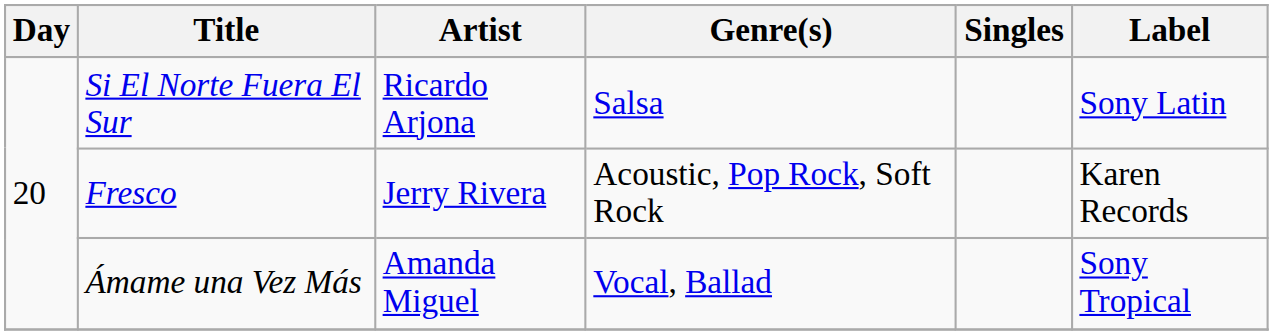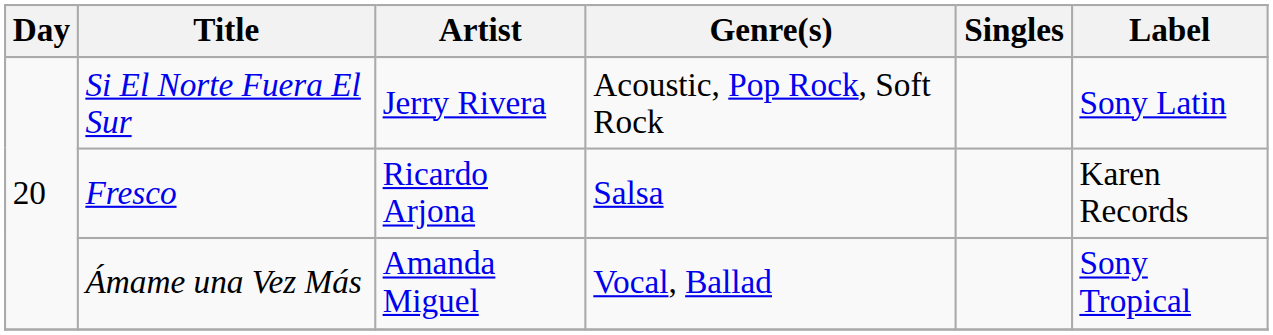(435, 102) Ricardo Arjona -> (464, 102) Jerry Rivera
(628, 102) Salsa -> (762, 102) Acoustic, Pop Rock, Soft Rock
(464, 192) Jerry Rivera -> (435, 192) Ricardo Arjona
(762, 192) Acoustic, Pop Rock, Soft Rock -> (628, 192) Salsa
